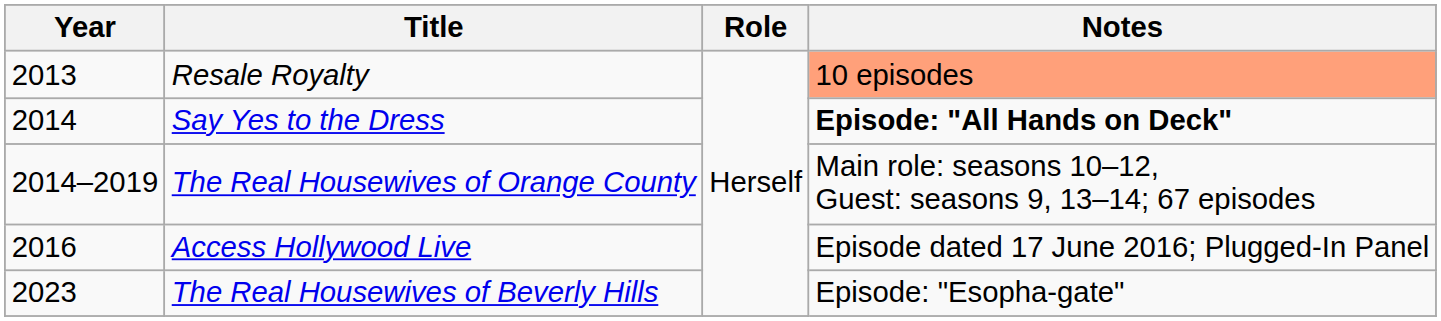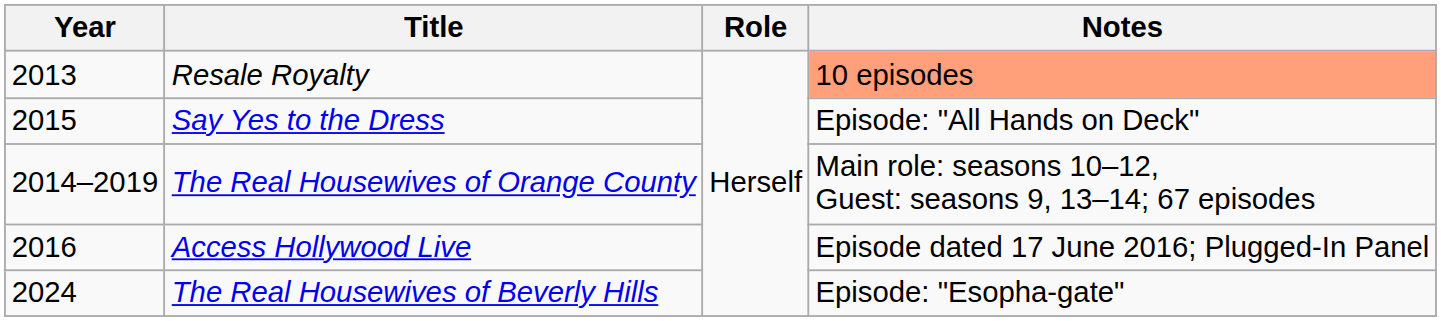(44, 120) 2014 -> (44, 120) 2015
(1024, 120) bold -> (1007, 120) normal
(44, 292) 2023 -> (44, 292) 2024
